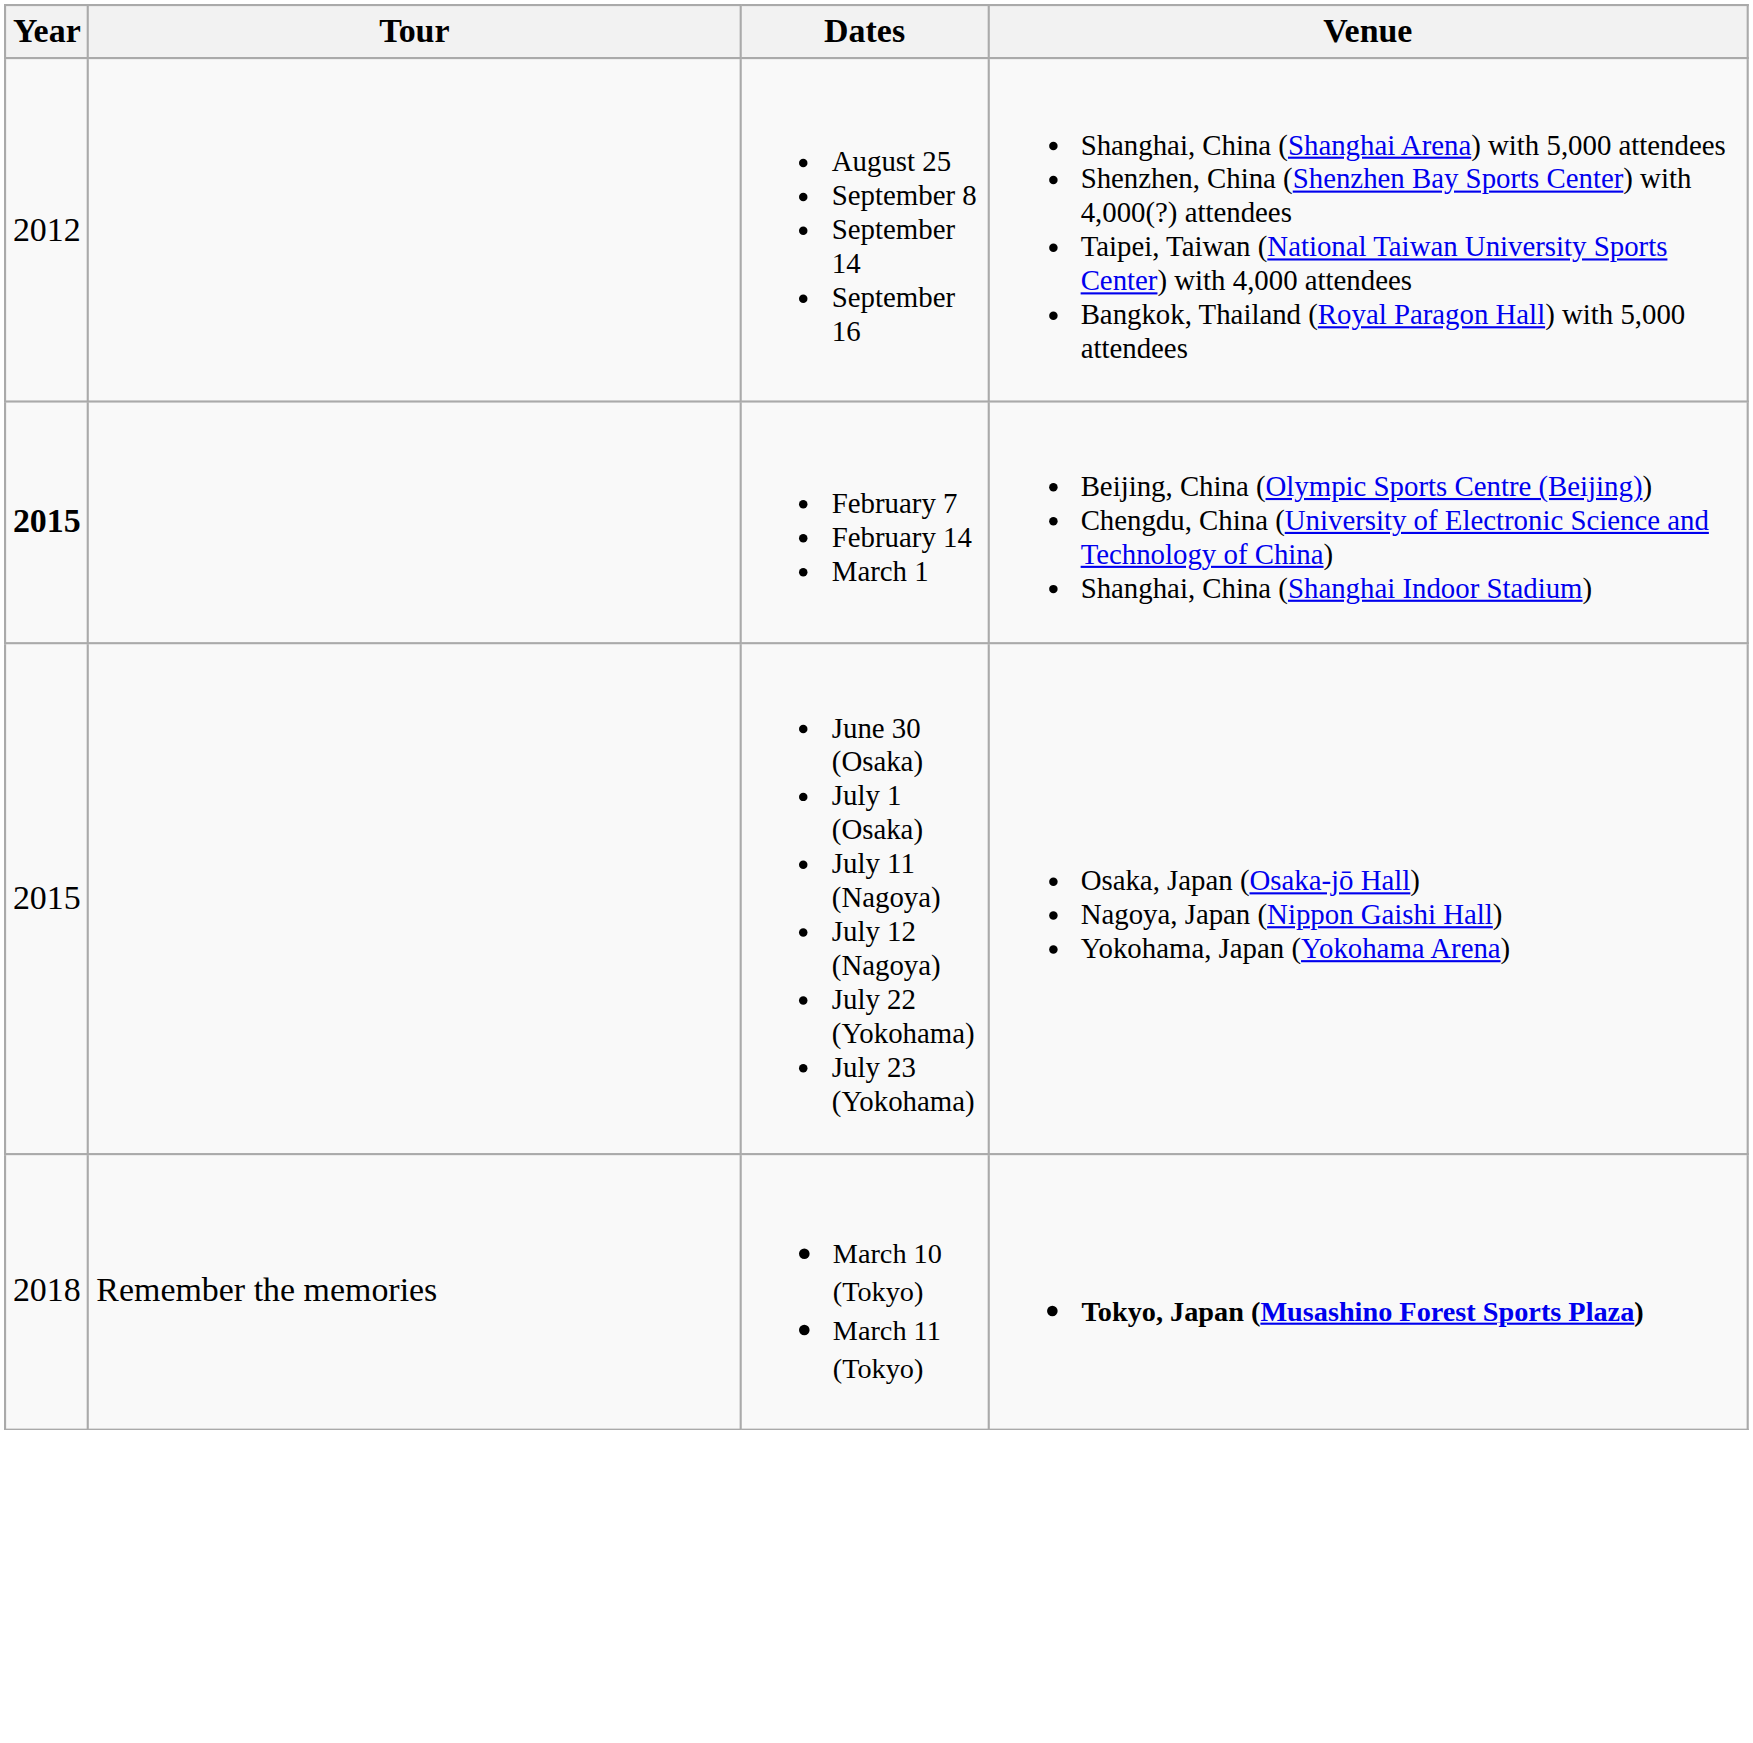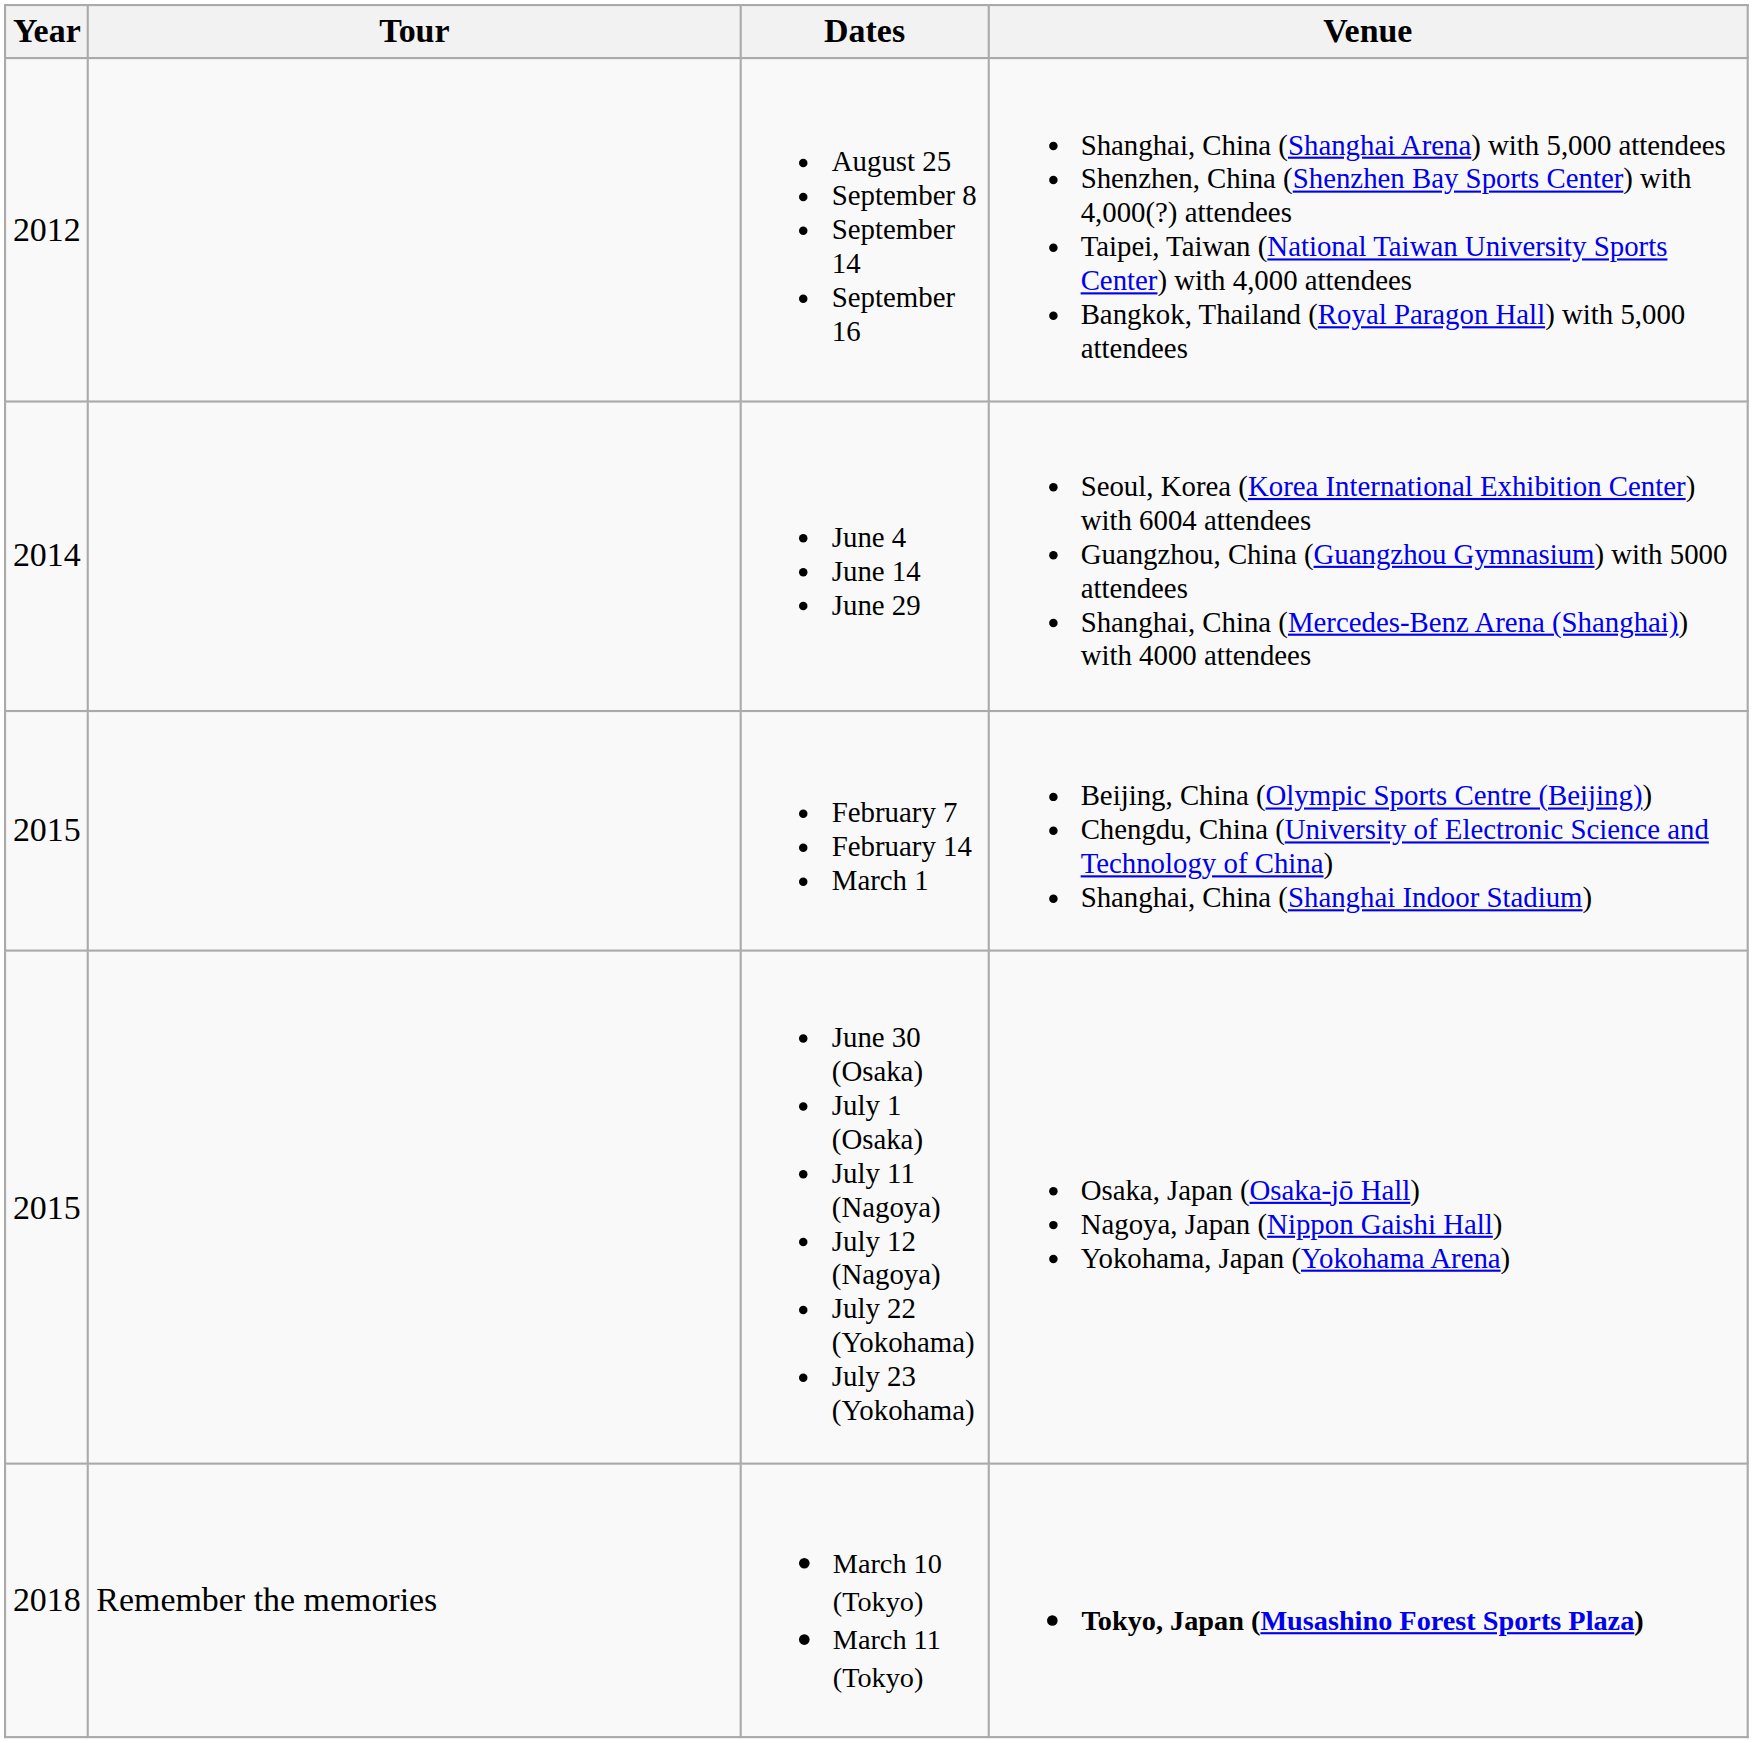+ row: (865, 573)
(47, 521) bold -> (47, 830) normal
